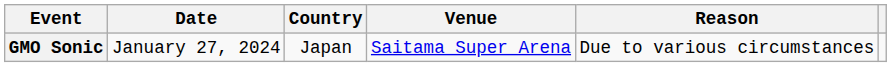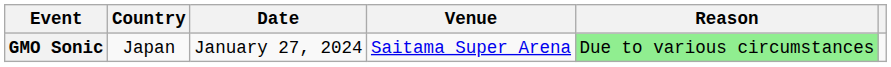columns swapped: (196, 19) <-> (326, 19)
(727, 48) no background -> (727, 48) lightgreen background
